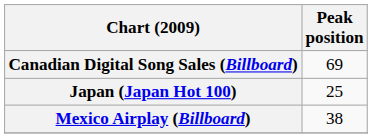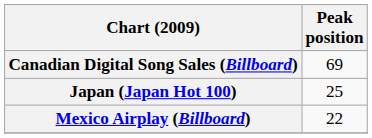(335, 118) 38 -> (335, 118) 22
